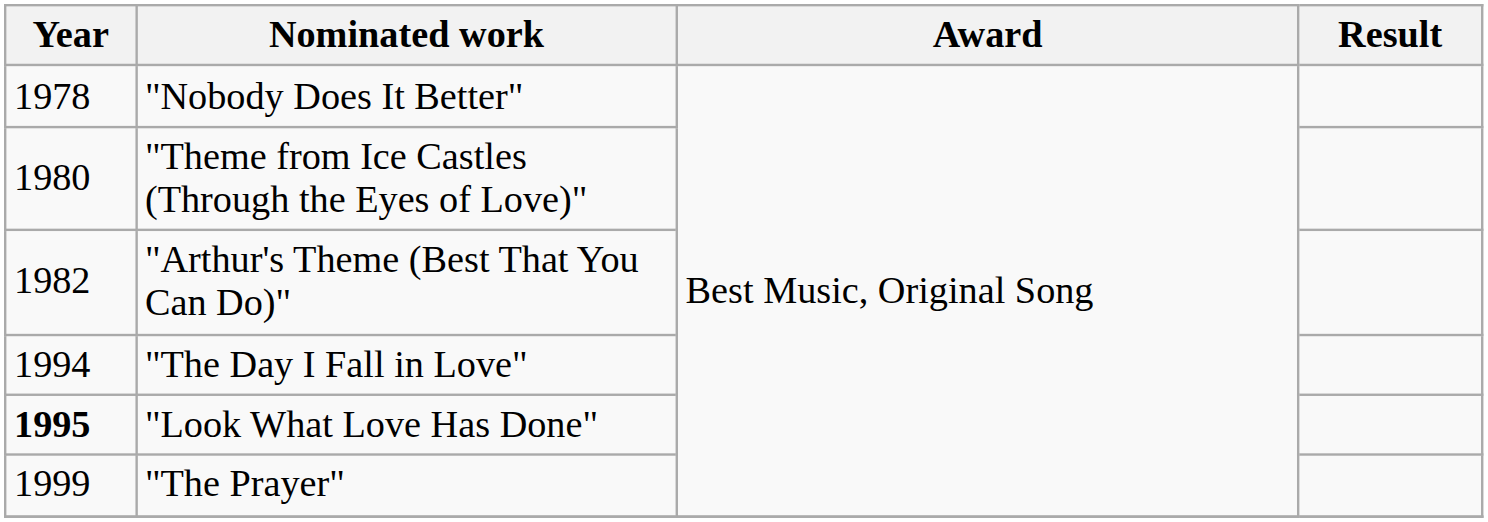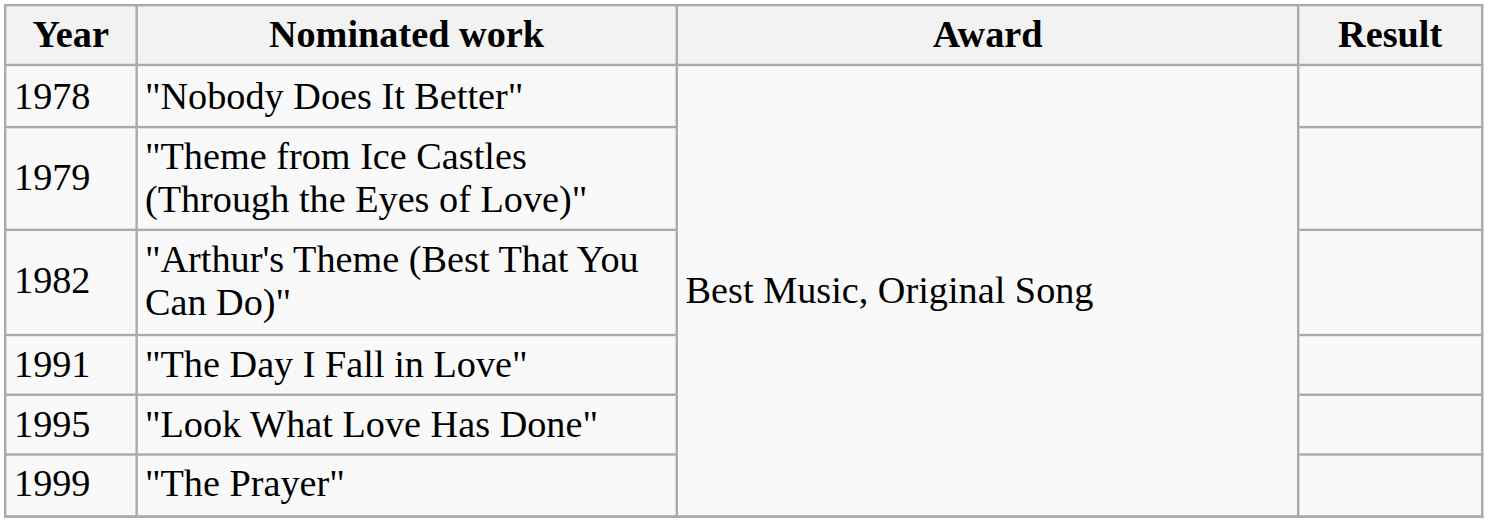(52, 177) 1980 -> (52, 177) 1979
(52, 363) 1994 -> (52, 363) 1991
(52, 424) bold -> (52, 424) normal
